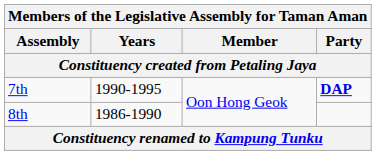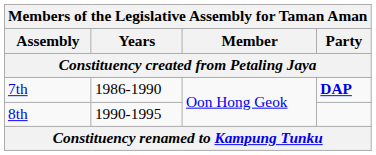(128, 89) 1990-1995 -> (128, 89) 1986-1990
(128, 114) 1986-1990 -> (128, 114) 1990-1995
